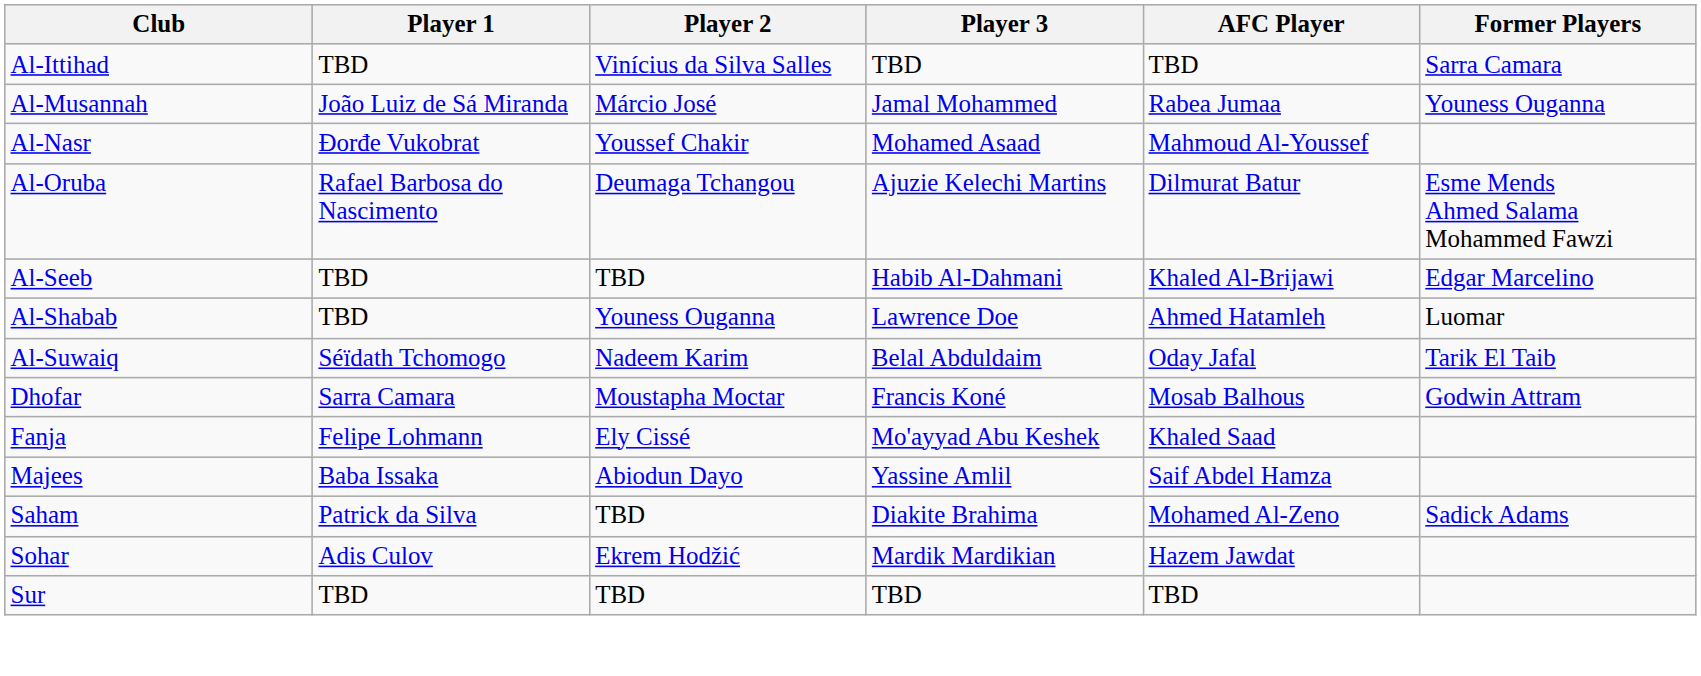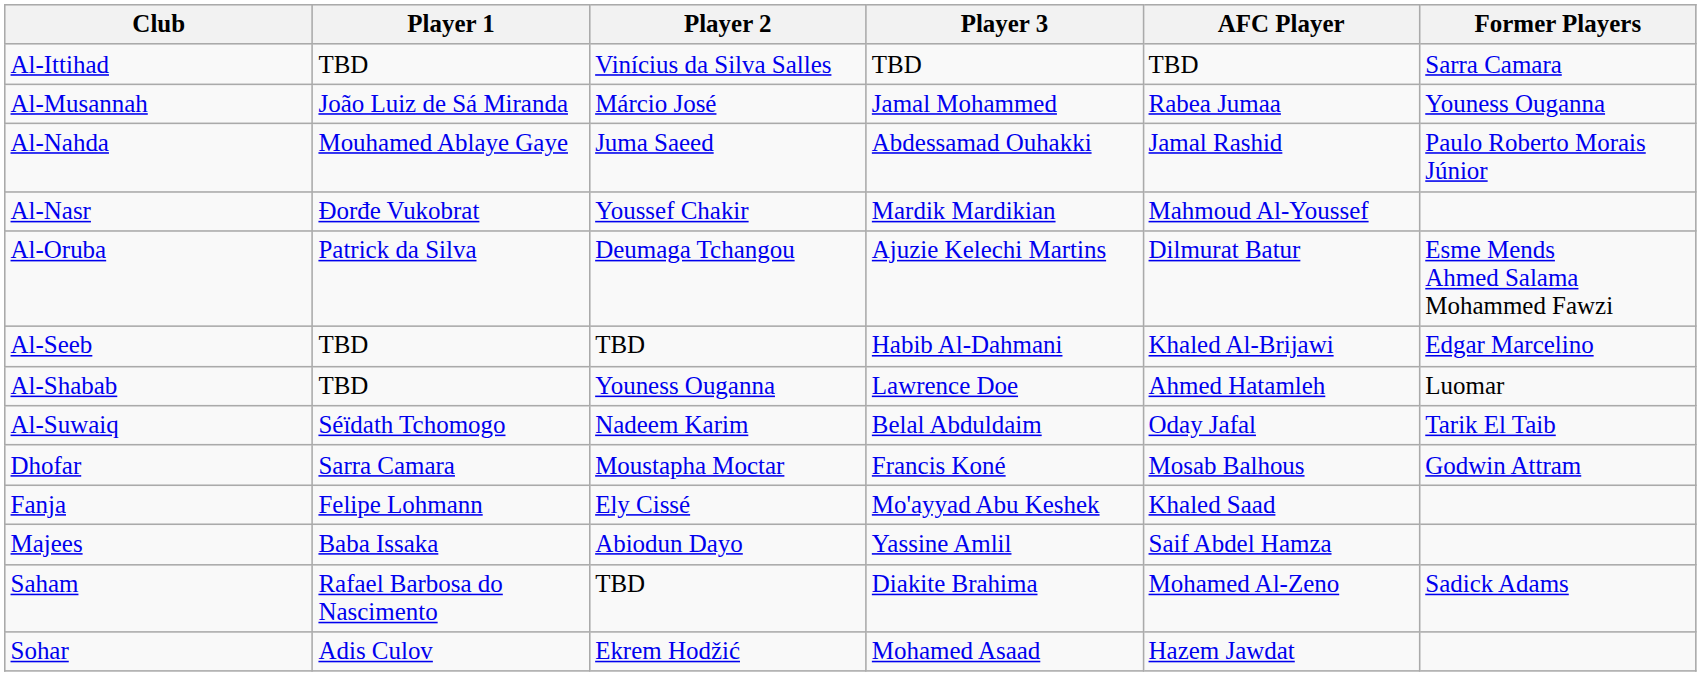+ row: (60, 143)
(956, 143) Mohamed Asaad -> (964, 210) Mardik Mardikian
(411, 196) Rafael Barbosa do Nascimento -> (397, 250) Patrick da Silva
(397, 515) Patrick da Silva -> (411, 597) Rafael Barbosa do Nascimento
(964, 555) Mardik Mardikian -> (956, 651) Mohamed Asaad
- row: (28, 595)
